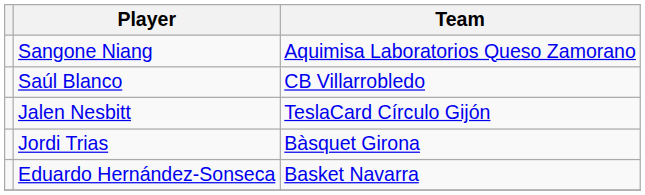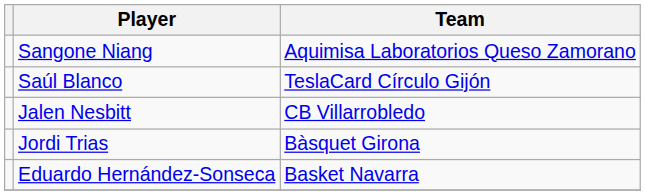(355, 81) CB Villarrobledo -> (387, 81) TeslaCard Círculo Gijón
(387, 112) TeslaCard Círculo Gijón -> (355, 112) CB Villarrobledo
